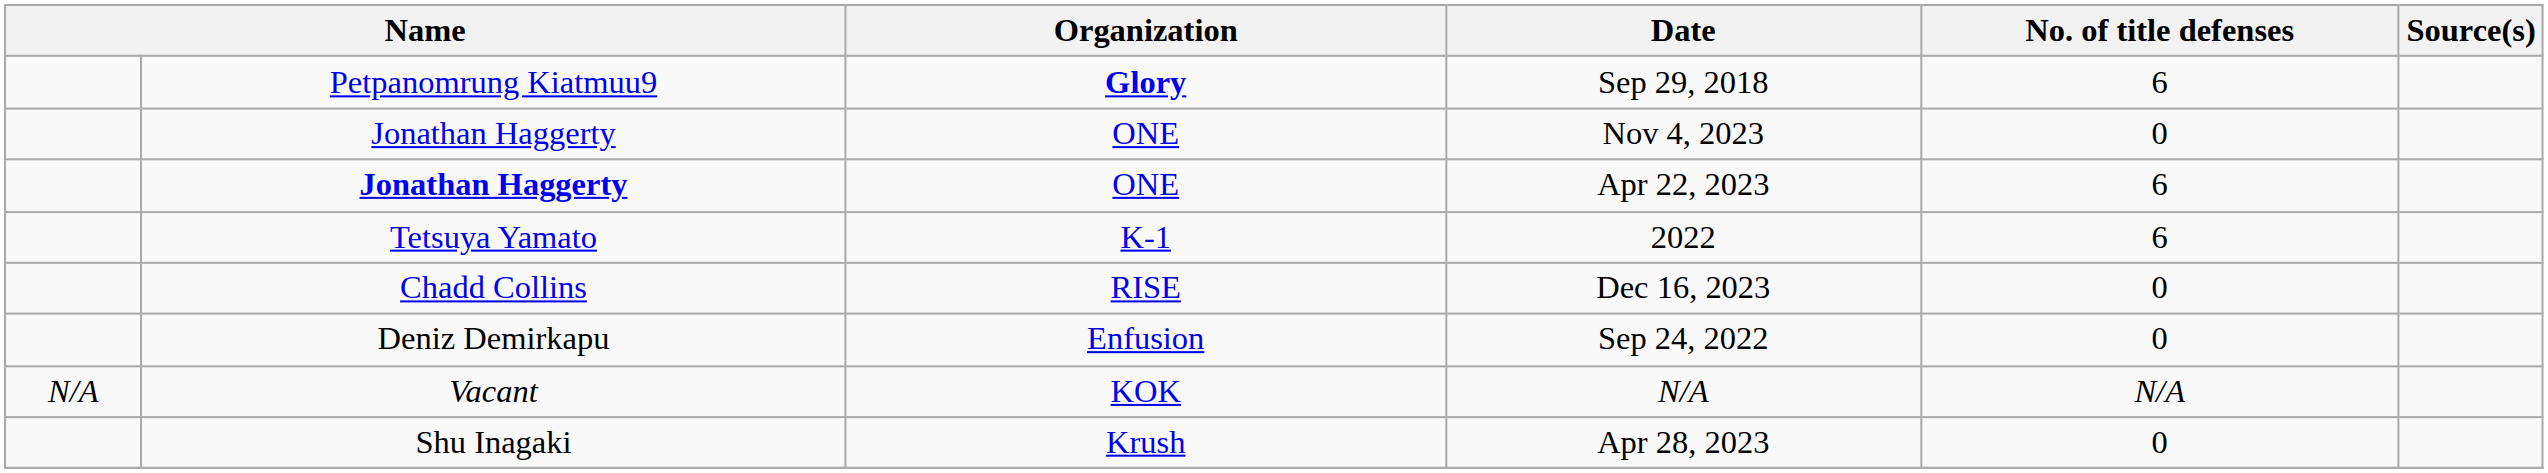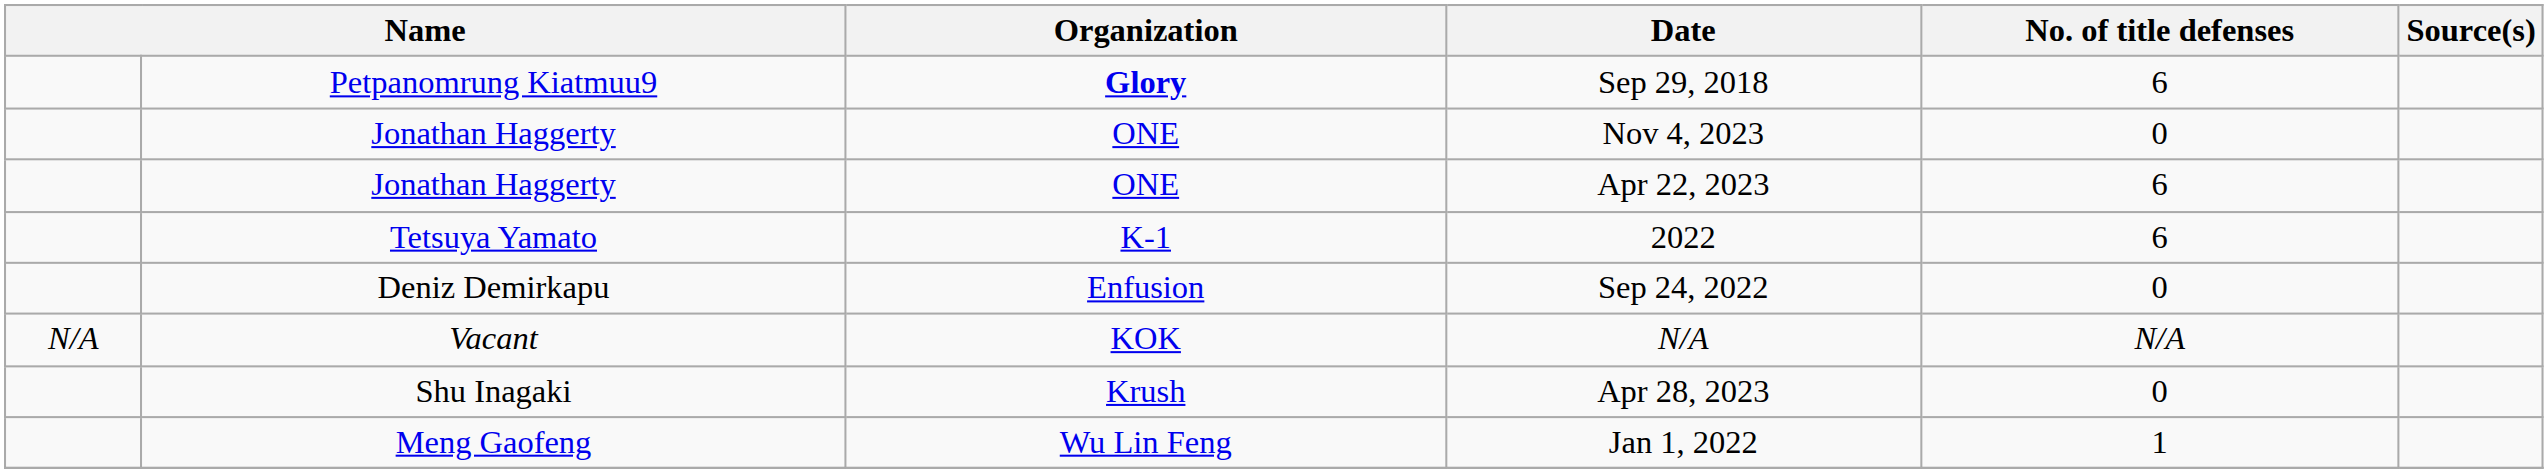(494, 184) bold -> (494, 184) normal
- row: (1683, 287)
+ row: (1683, 442)
